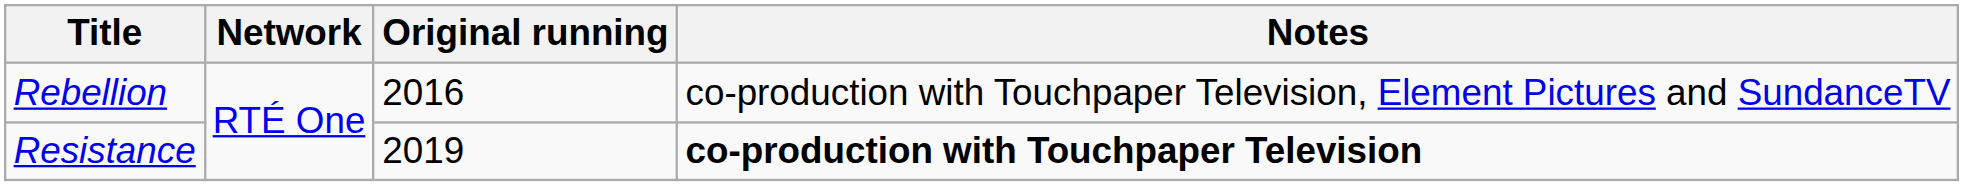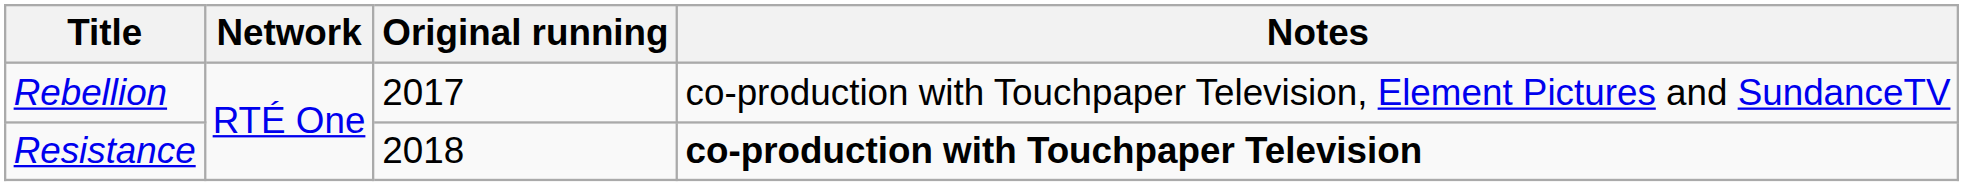(423, 92) 2016 -> (423, 92) 2017
(423, 150) 2019 -> (423, 150) 2018
